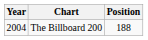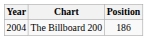(123, 27) 188 -> (123, 27) 186
